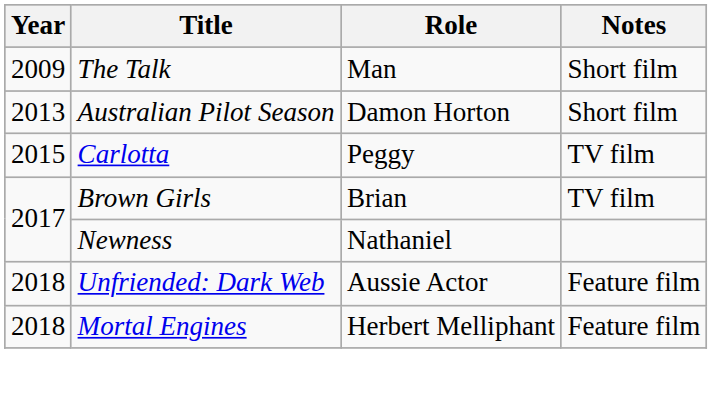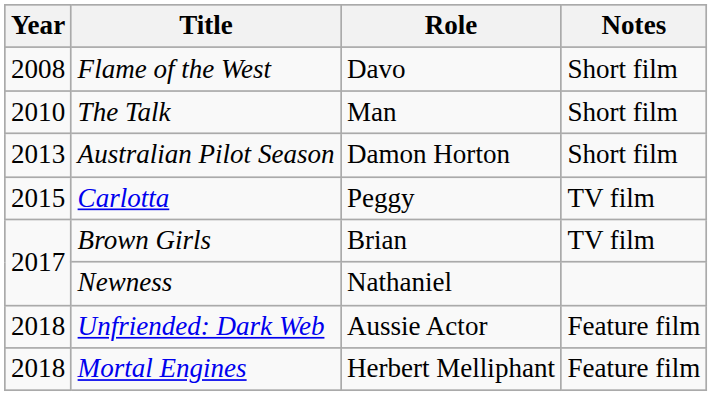+ row: (174, 68)
(38, 68) 2009 -> (38, 111) 2010
